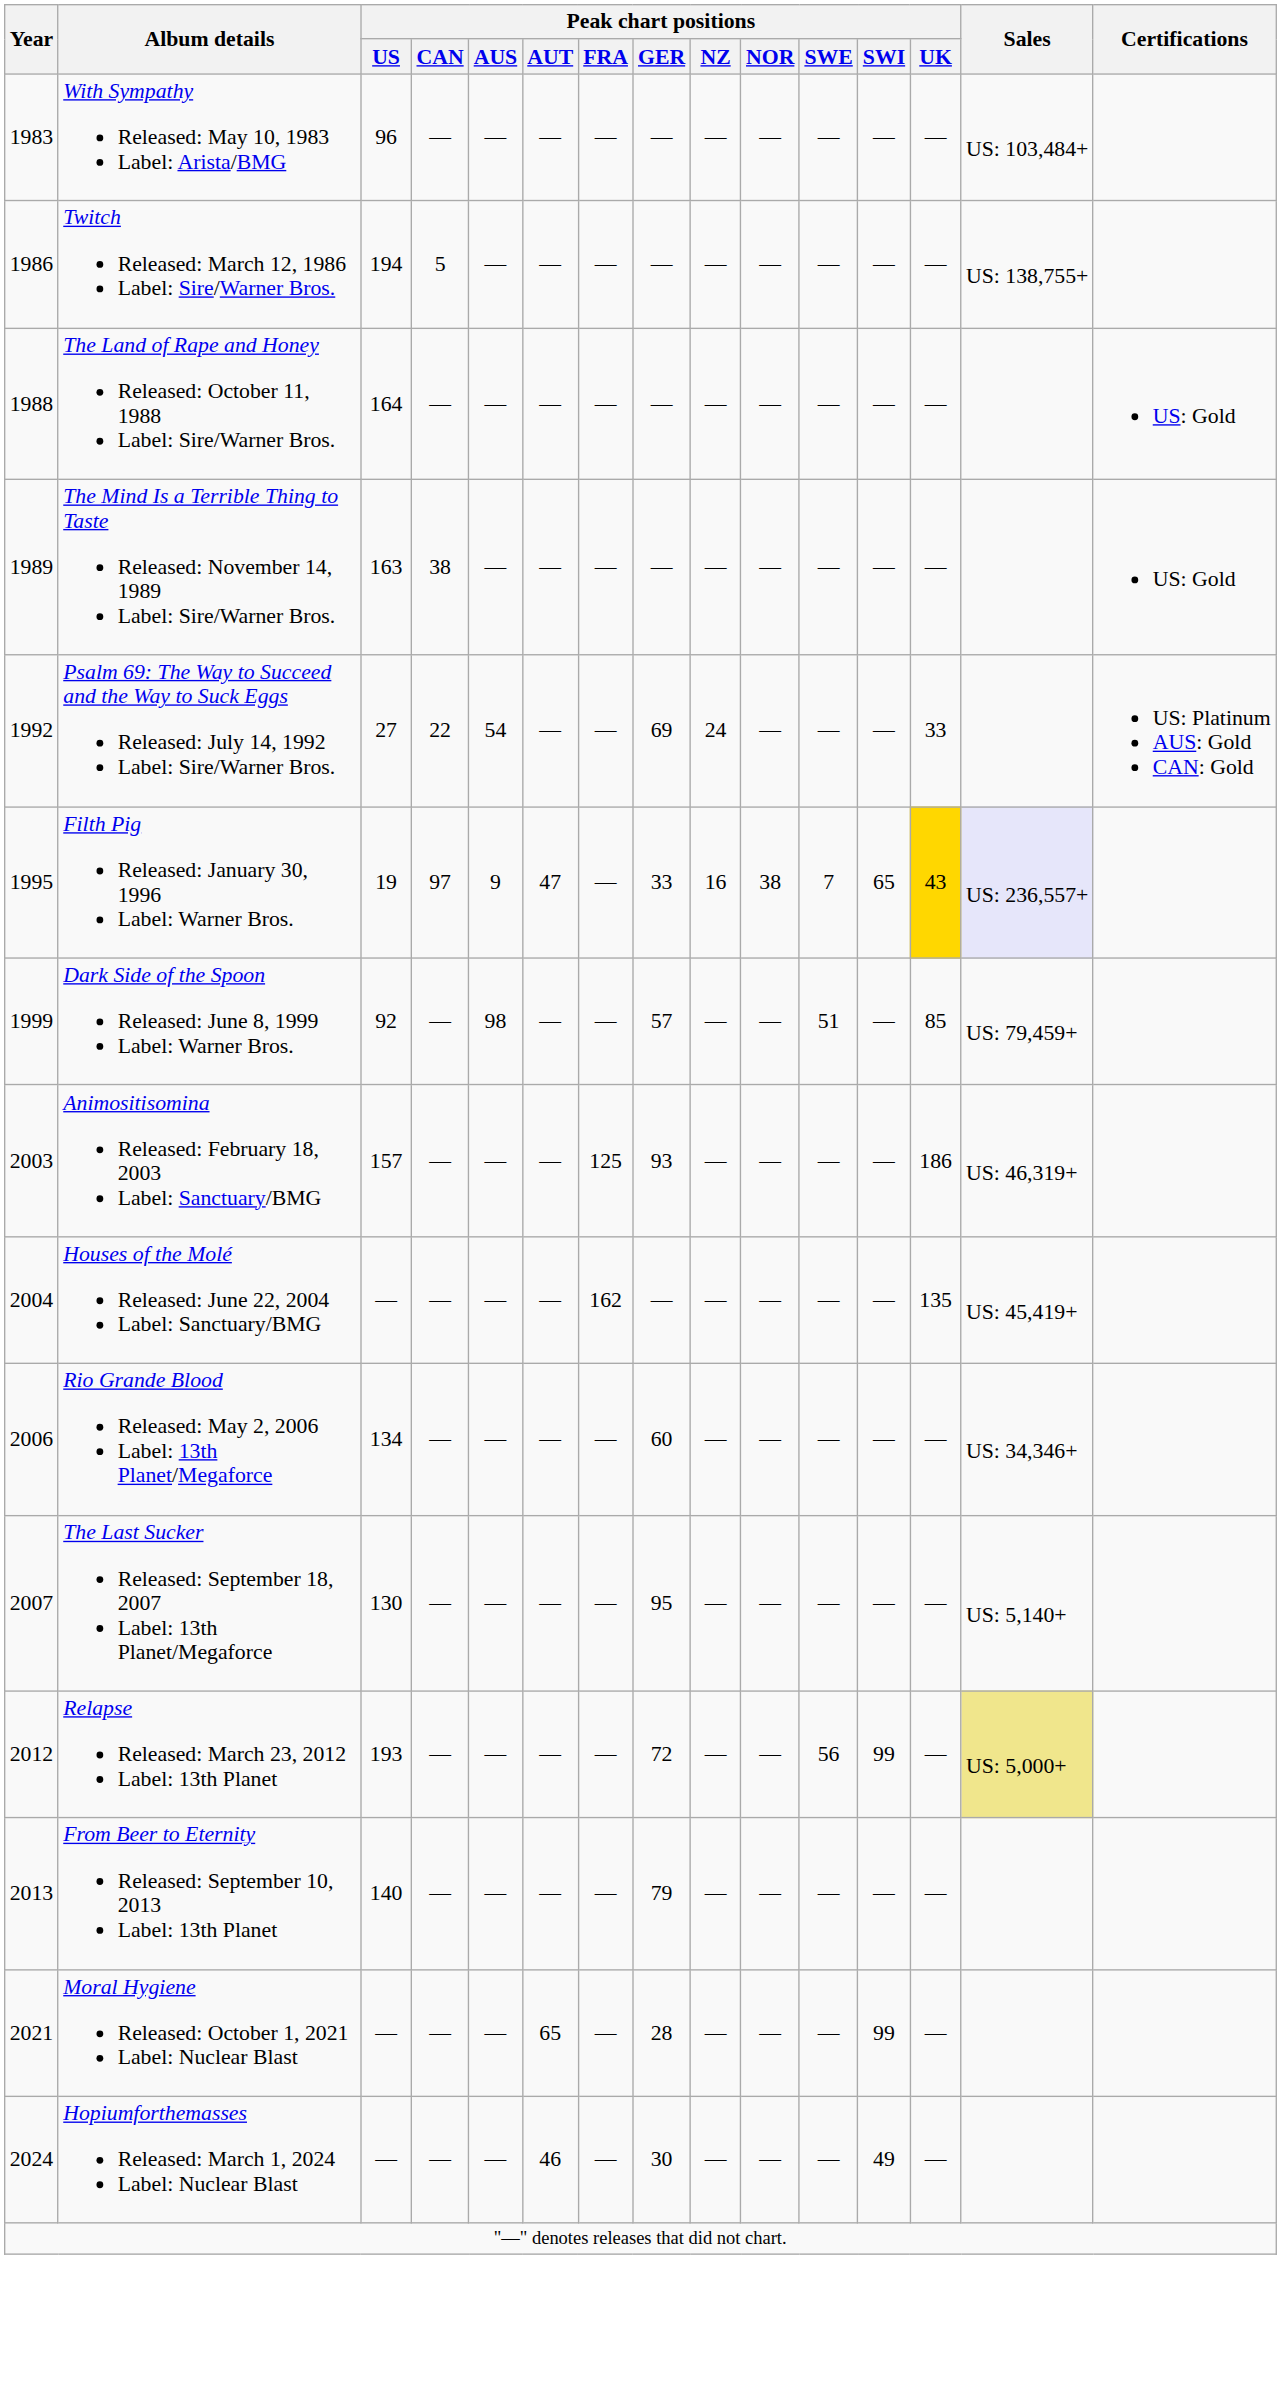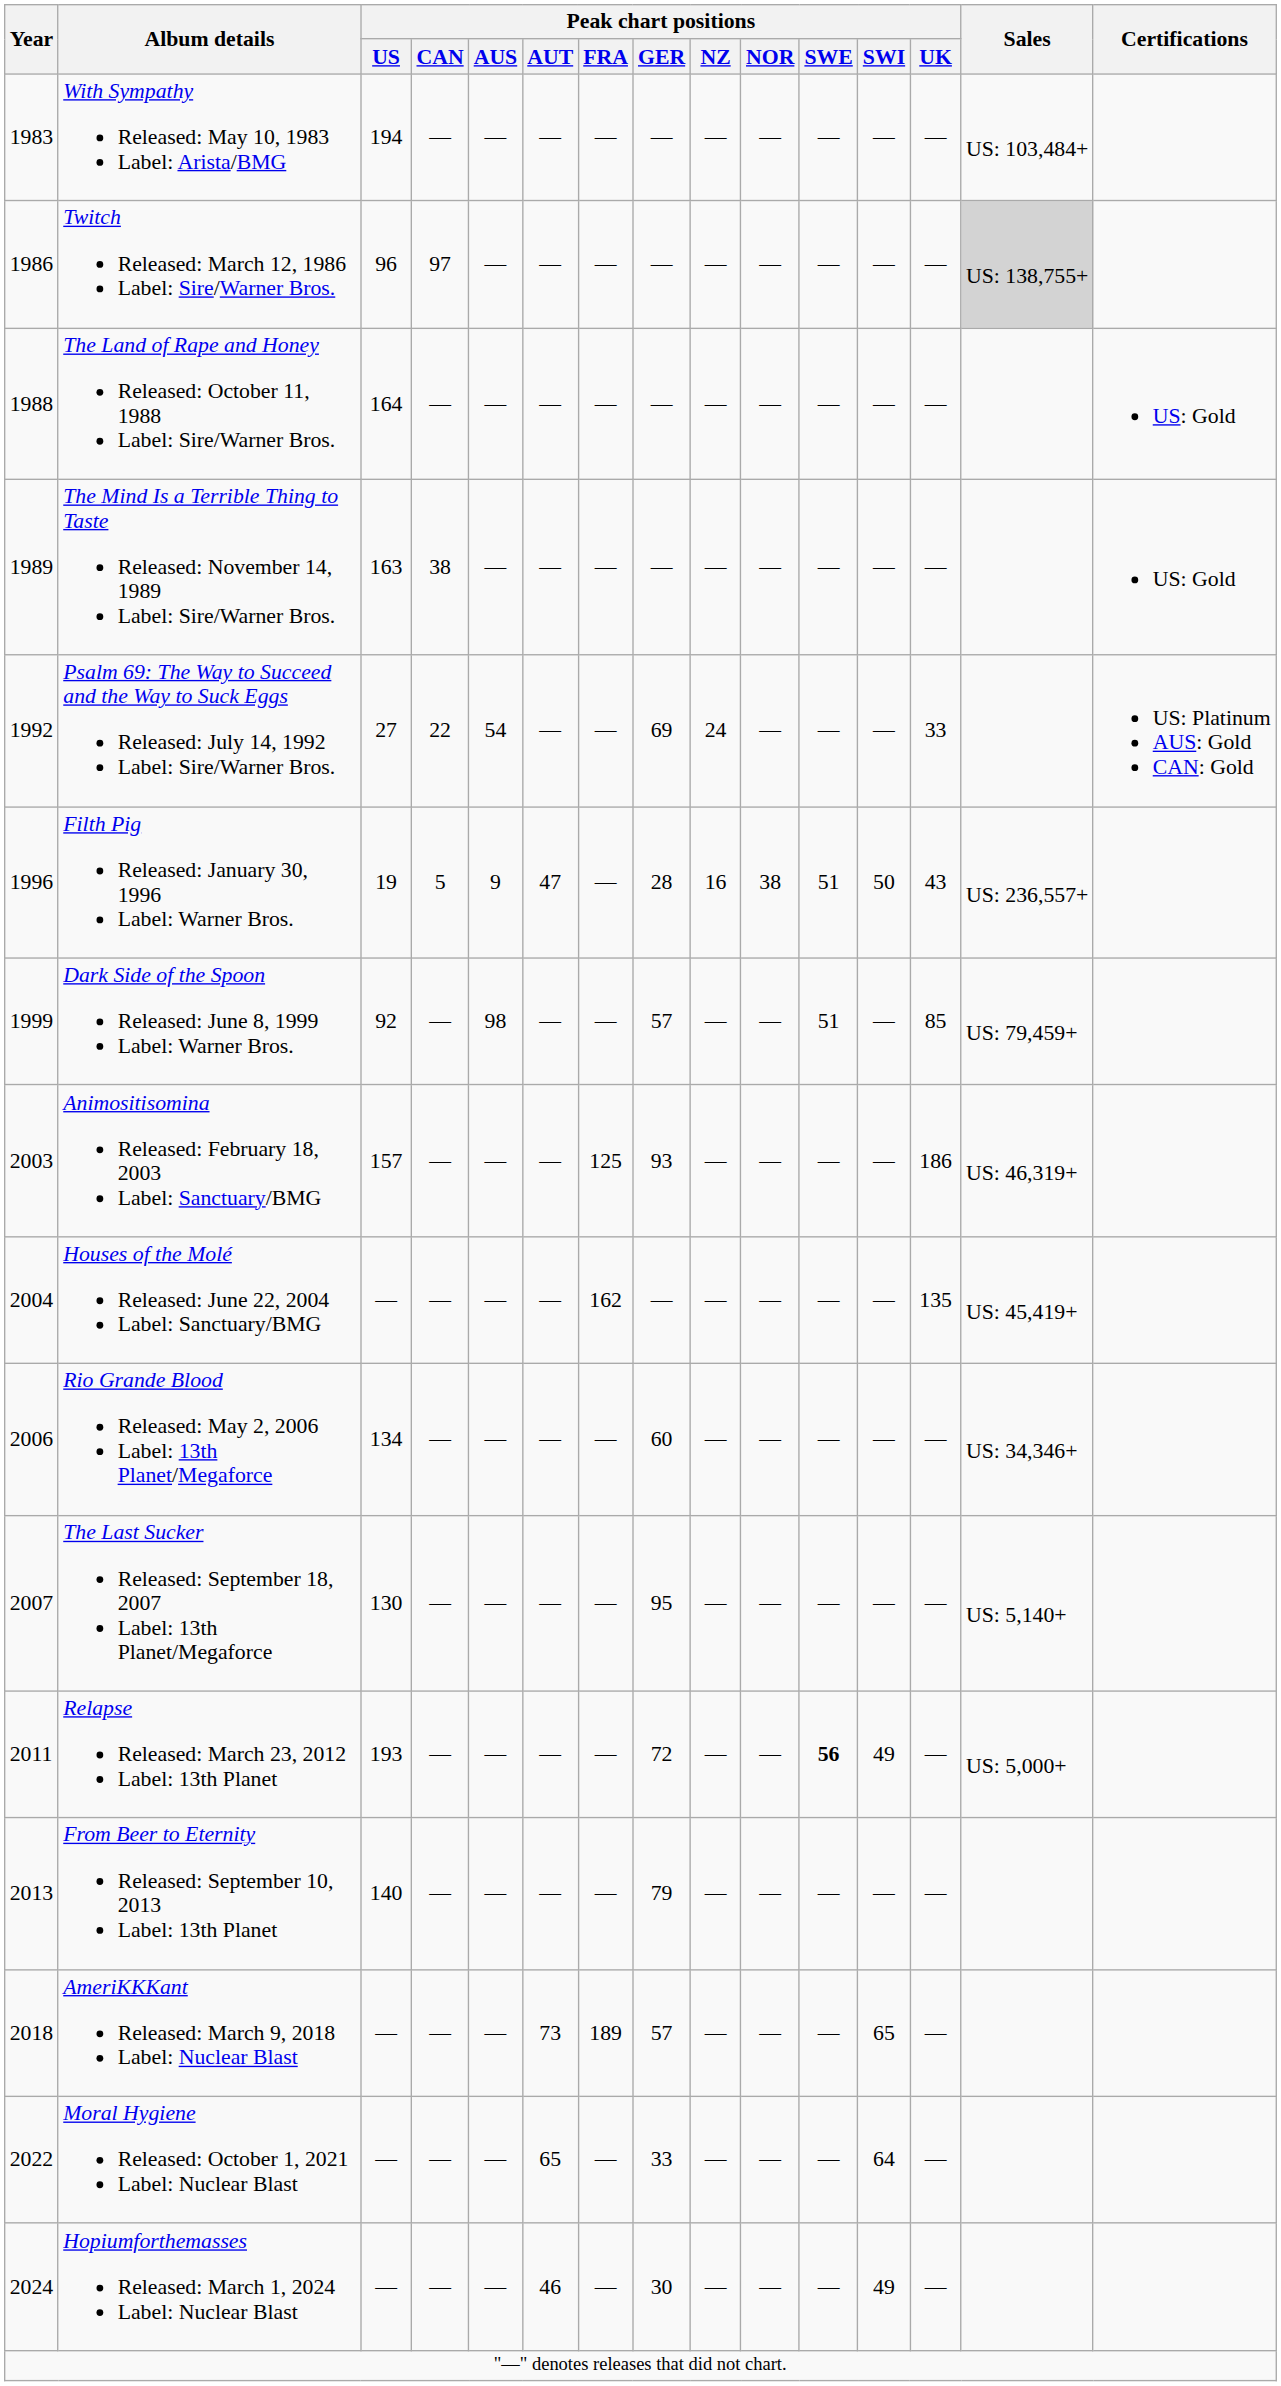(386, 137) 96 -> (386, 137) 194
(386, 264) 194 -> (386, 264) 96
(440, 264) 5 -> (440, 264) 97
(1027, 276) no background -> (1027, 276) lightgrey background
(31, 882) 1995 -> (31, 882) 1996
(440, 882) 97 -> (440, 882) 5
(662, 882) 33 -> (662, 882) 28
(829, 882) 7 -> (829, 882) 51
(884, 882) 65 -> (884, 882) 50
(936, 882) gold background -> (936, 882) no background
(1027, 894) lavender background -> (1027, 894) no background
(31, 1754) 2012 -> (31, 1754) 2011
(829, 1754) normal -> (829, 1754) bold
(884, 1754) 99 -> (884, 1754) 49
(1016, 1766) khaki background -> (1016, 1766) no background
+ row: (209, 2022)
(31, 2032) 2021 -> (31, 2159) 2022
(662, 2032) 28 -> (662, 2159) 33
(884, 2032) 99 -> (884, 2159) 64
